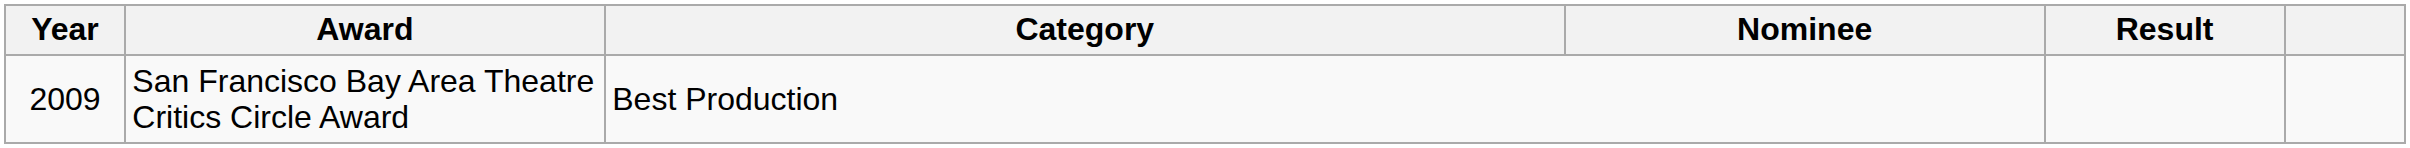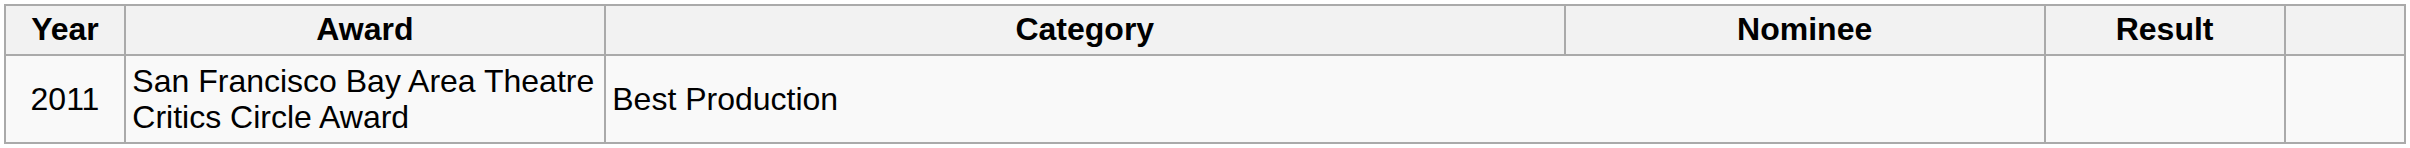(65, 98) 2009 -> (65, 98) 2011
